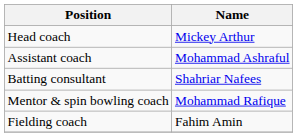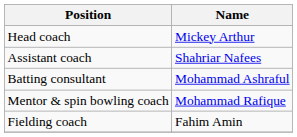(232, 57) Mohammad Ashraful -> (218, 57) Shahriar Nafees
(218, 79) Shahriar Nafees -> (232, 79) Mohammad Ashraful
